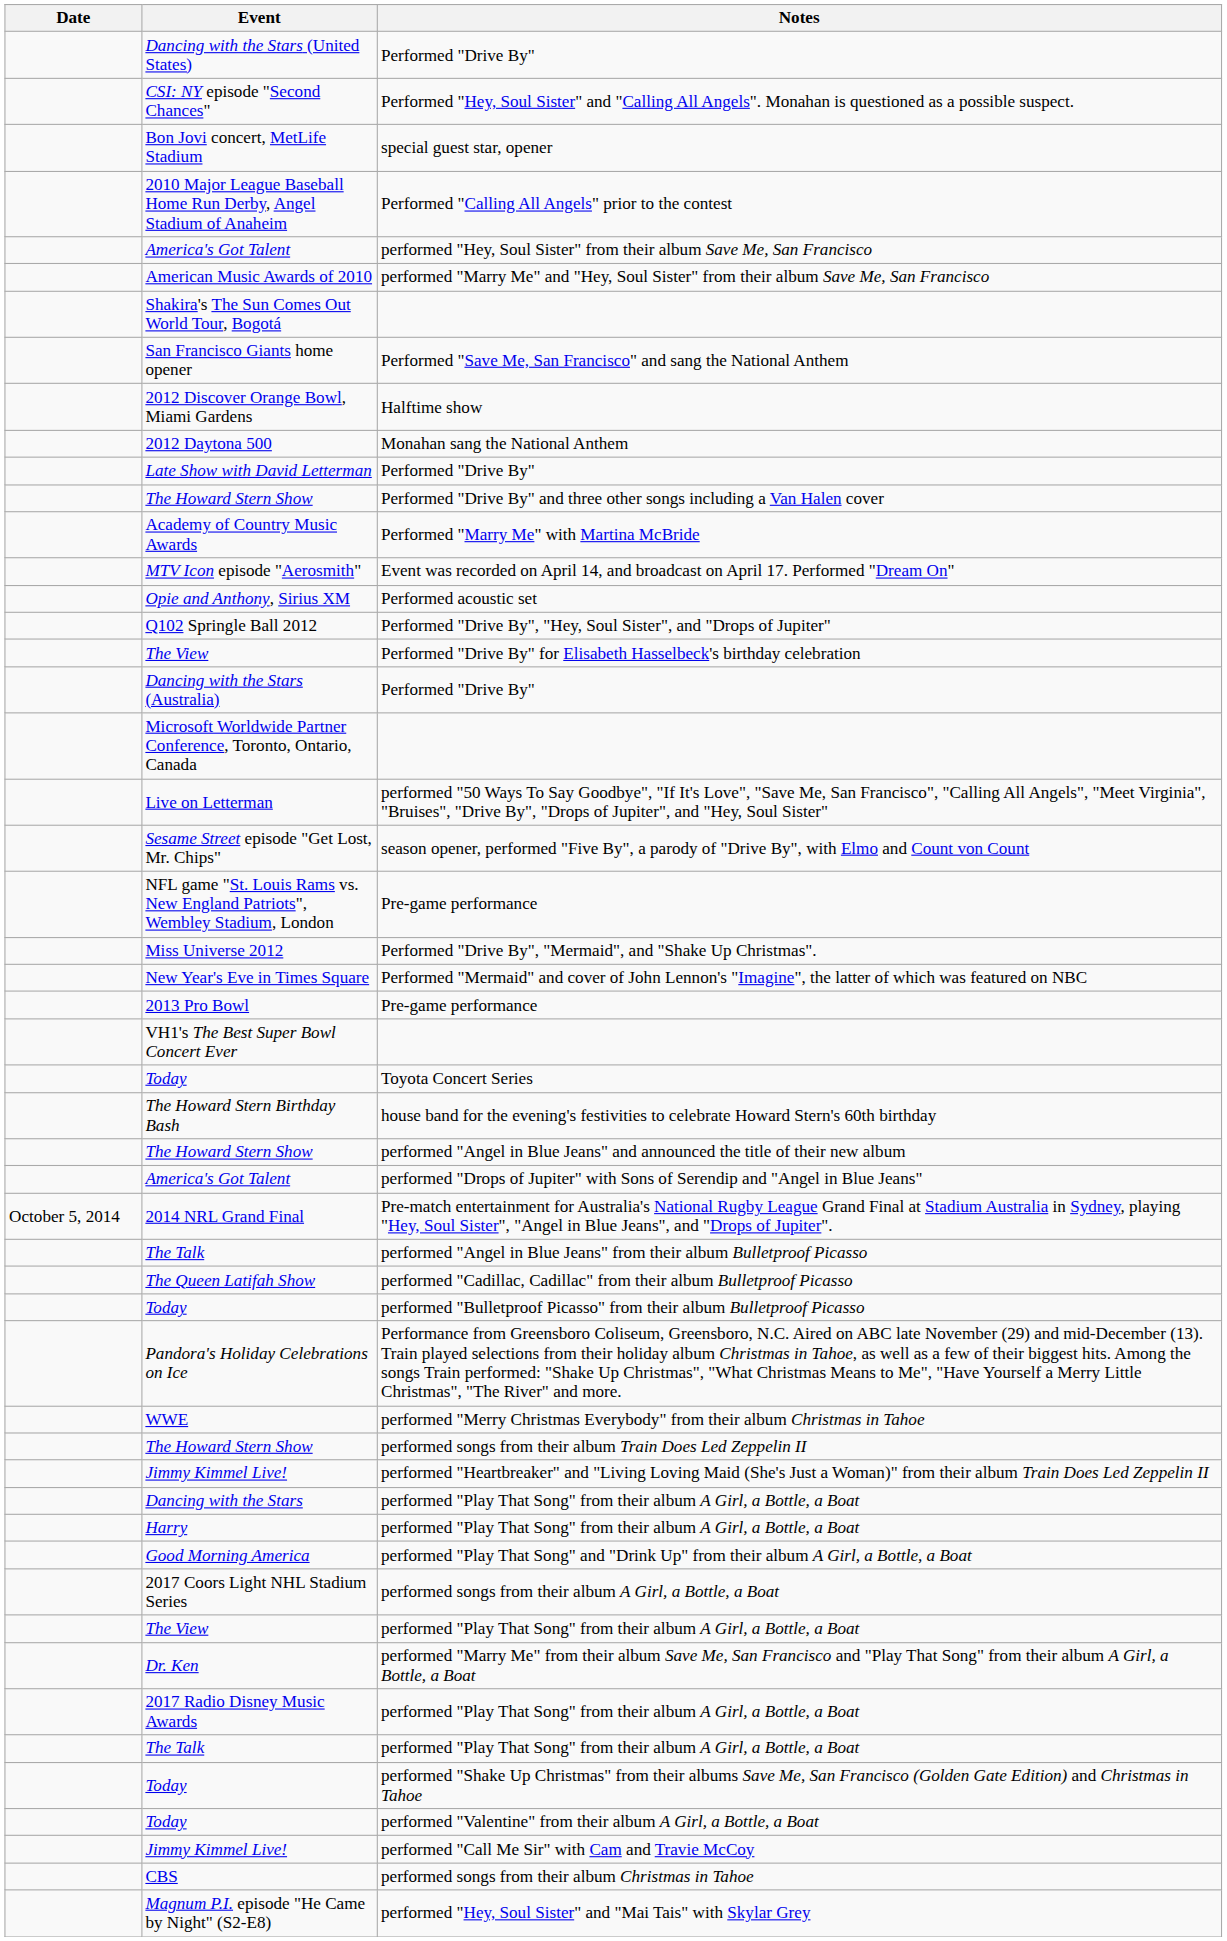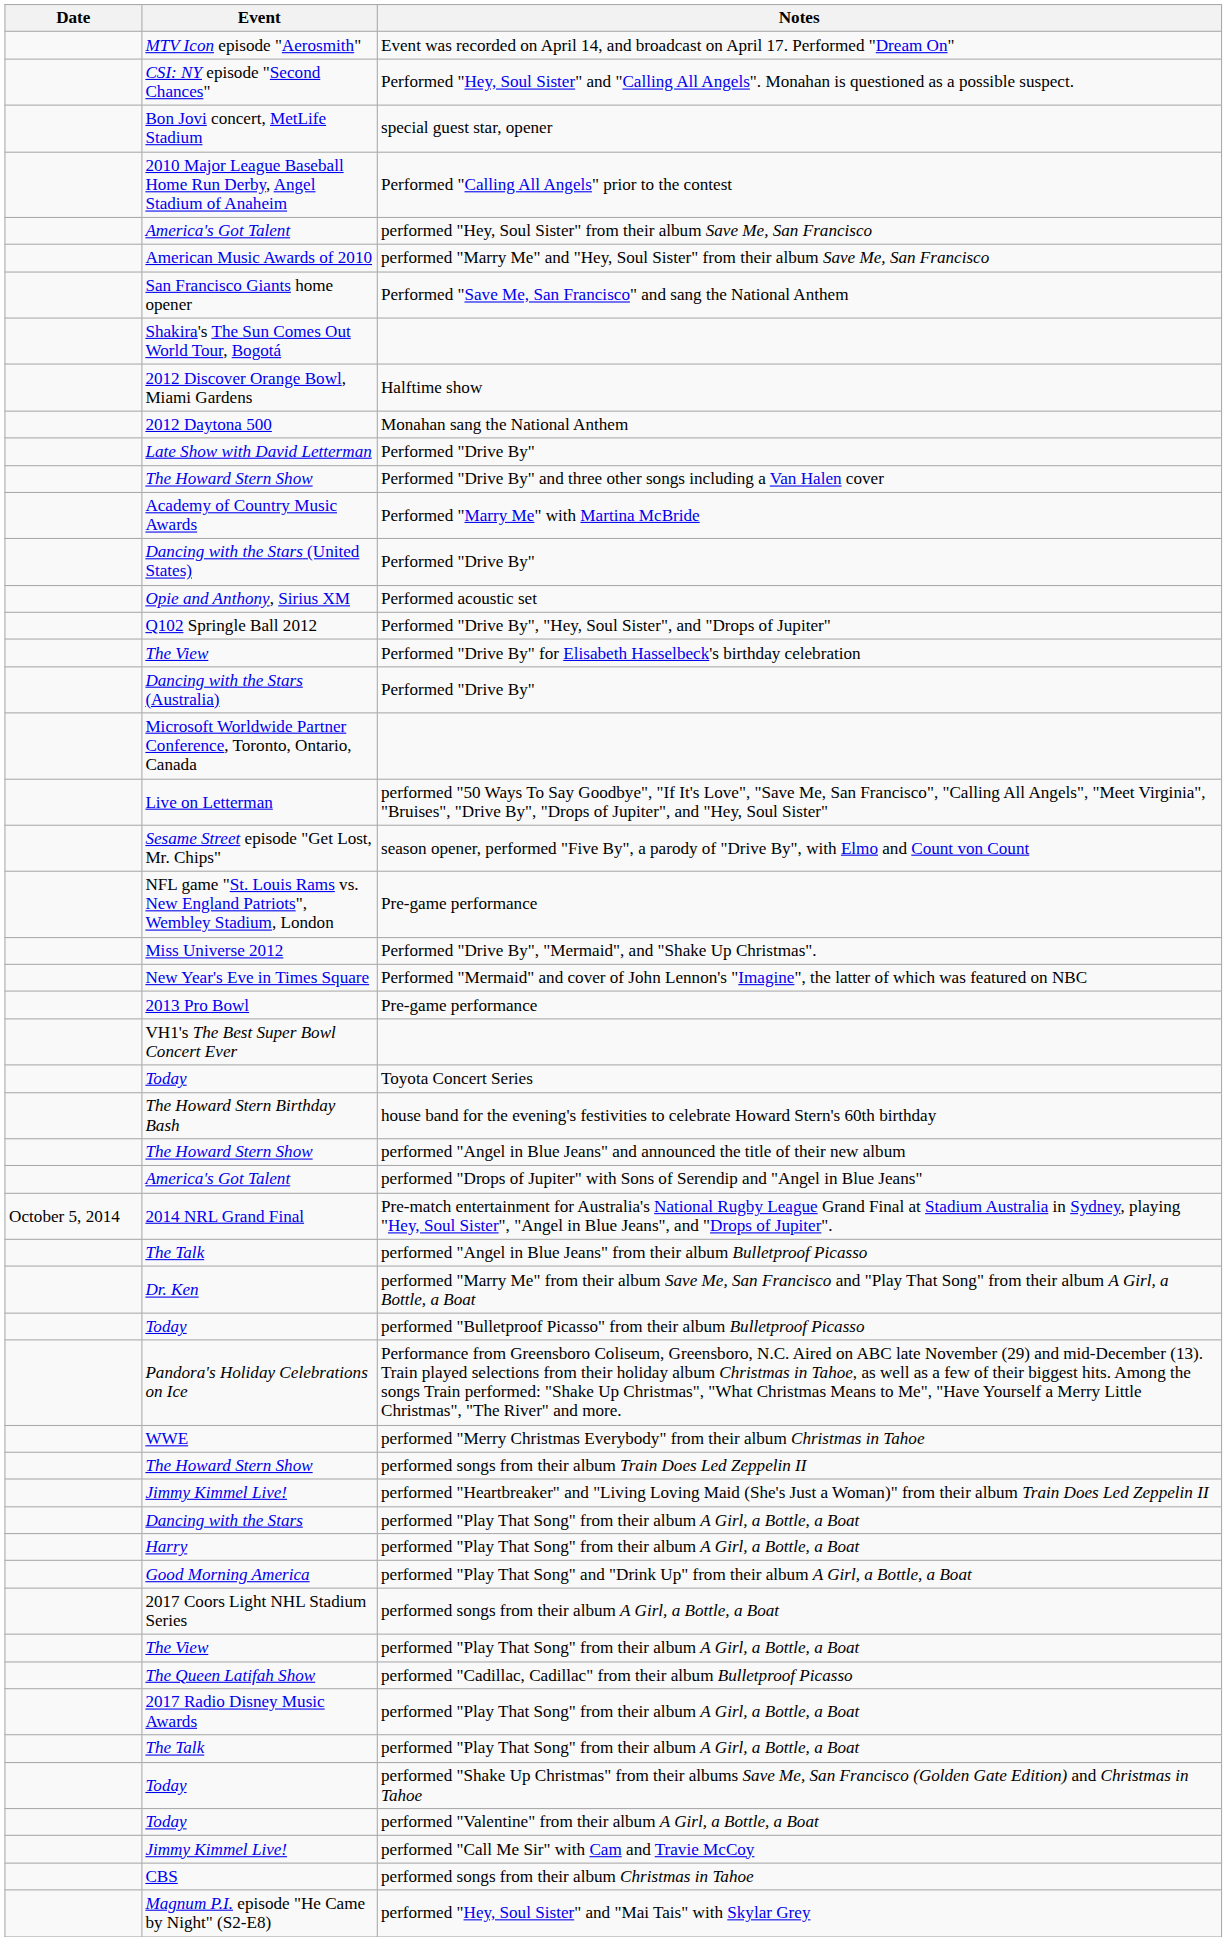rows swapped: (253, 571) <-> (252, 54)
rows swapped: (248, 314) <-> (239, 360)
rows swapped: (230, 1280) <-> (172, 1665)
